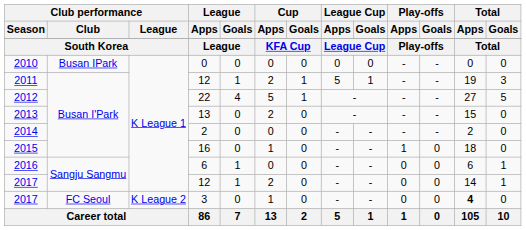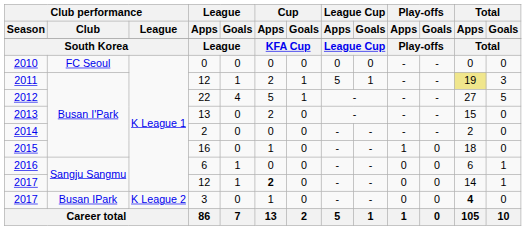(88, 64) Busan IPark -> (88, 64) FC Seoul
(470, 81) no background -> (470, 81) khaki background
(271, 183) normal -> (271, 183) bold
(88, 200) FC Seoul -> (88, 200) Busan IPark
